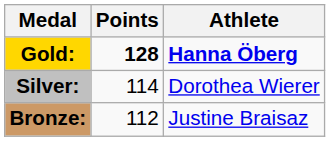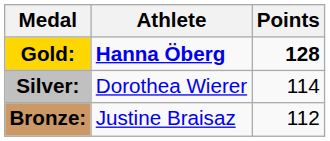columns swapped: (244, 20) <-> (127, 20)
